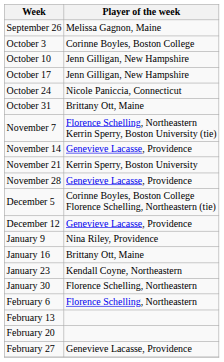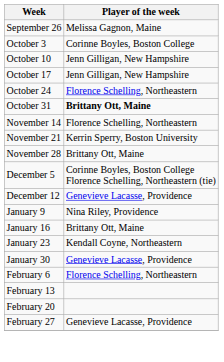(124, 91) Nicole Paniccia, Connecticut -> (131, 91) Florence Schelling, Northeastern
(105, 106) normal -> (108, 106) bold
- row: (31, 128)
(129, 149) Genevieve Lacasse, Providence -> (131, 122) Florence Schelling, Northeastern
(129, 180) Genevieve Lacasse, Providence -> (105, 153) Brittany Ott, Maine
(131, 286) Florence Schelling, Northeastern -> (129, 259) Genevieve Lacasse, Providence
